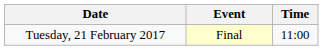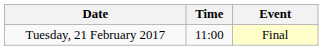columns swapped: (295, 14) <-> (229, 14)
